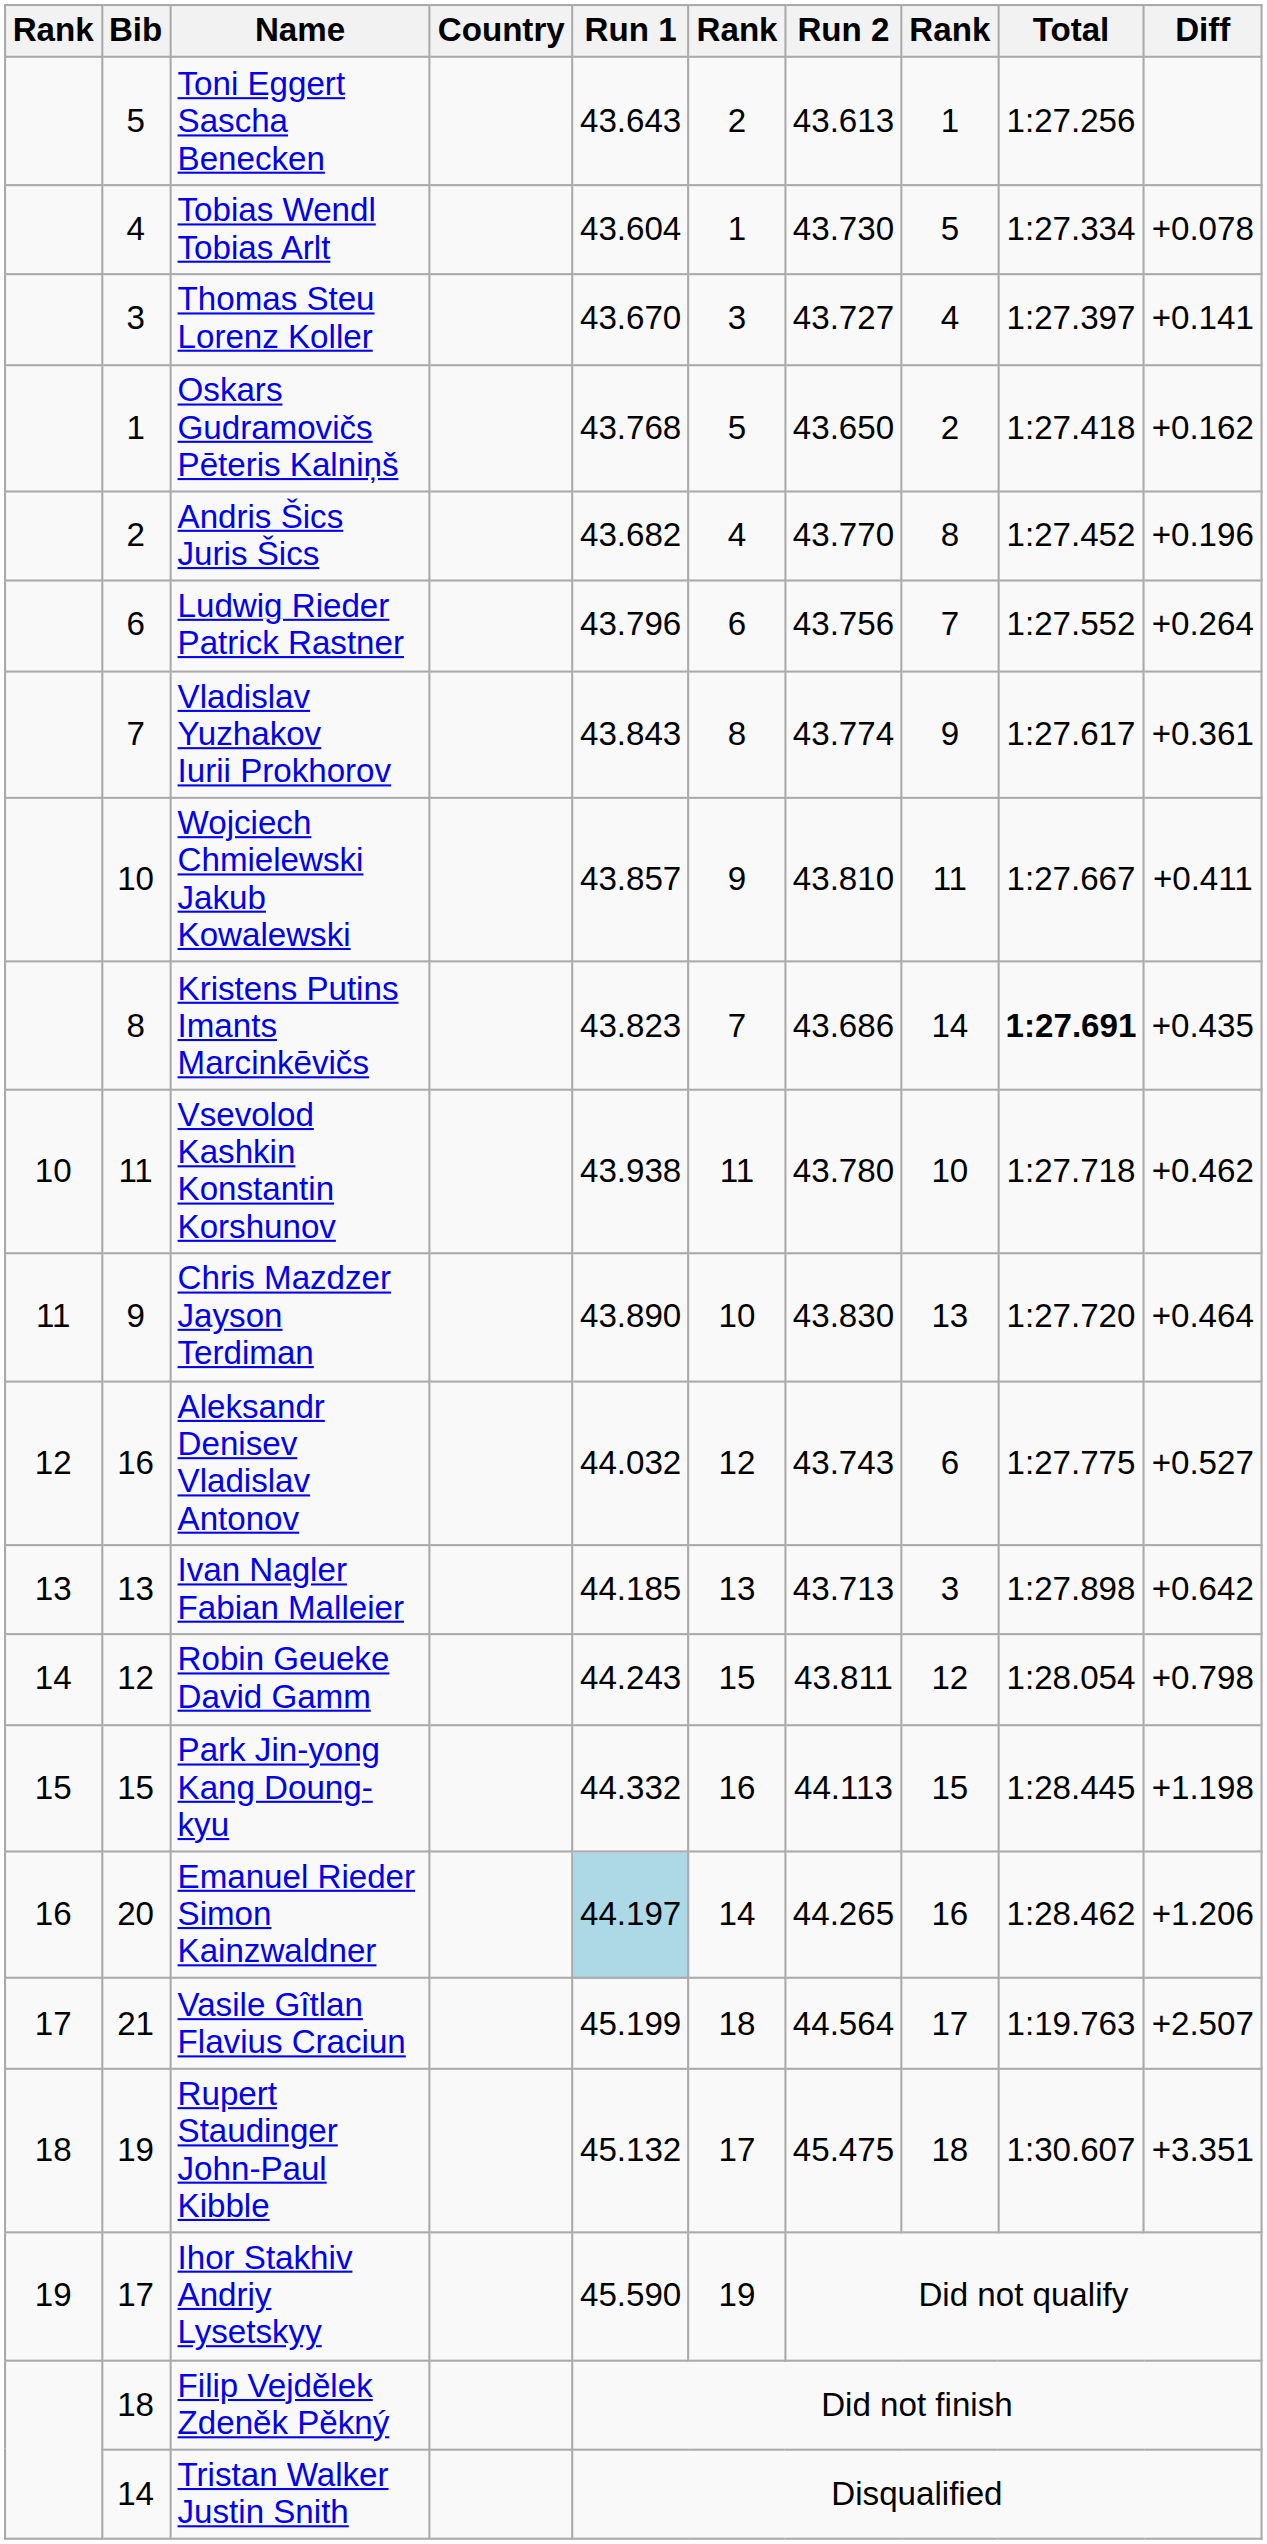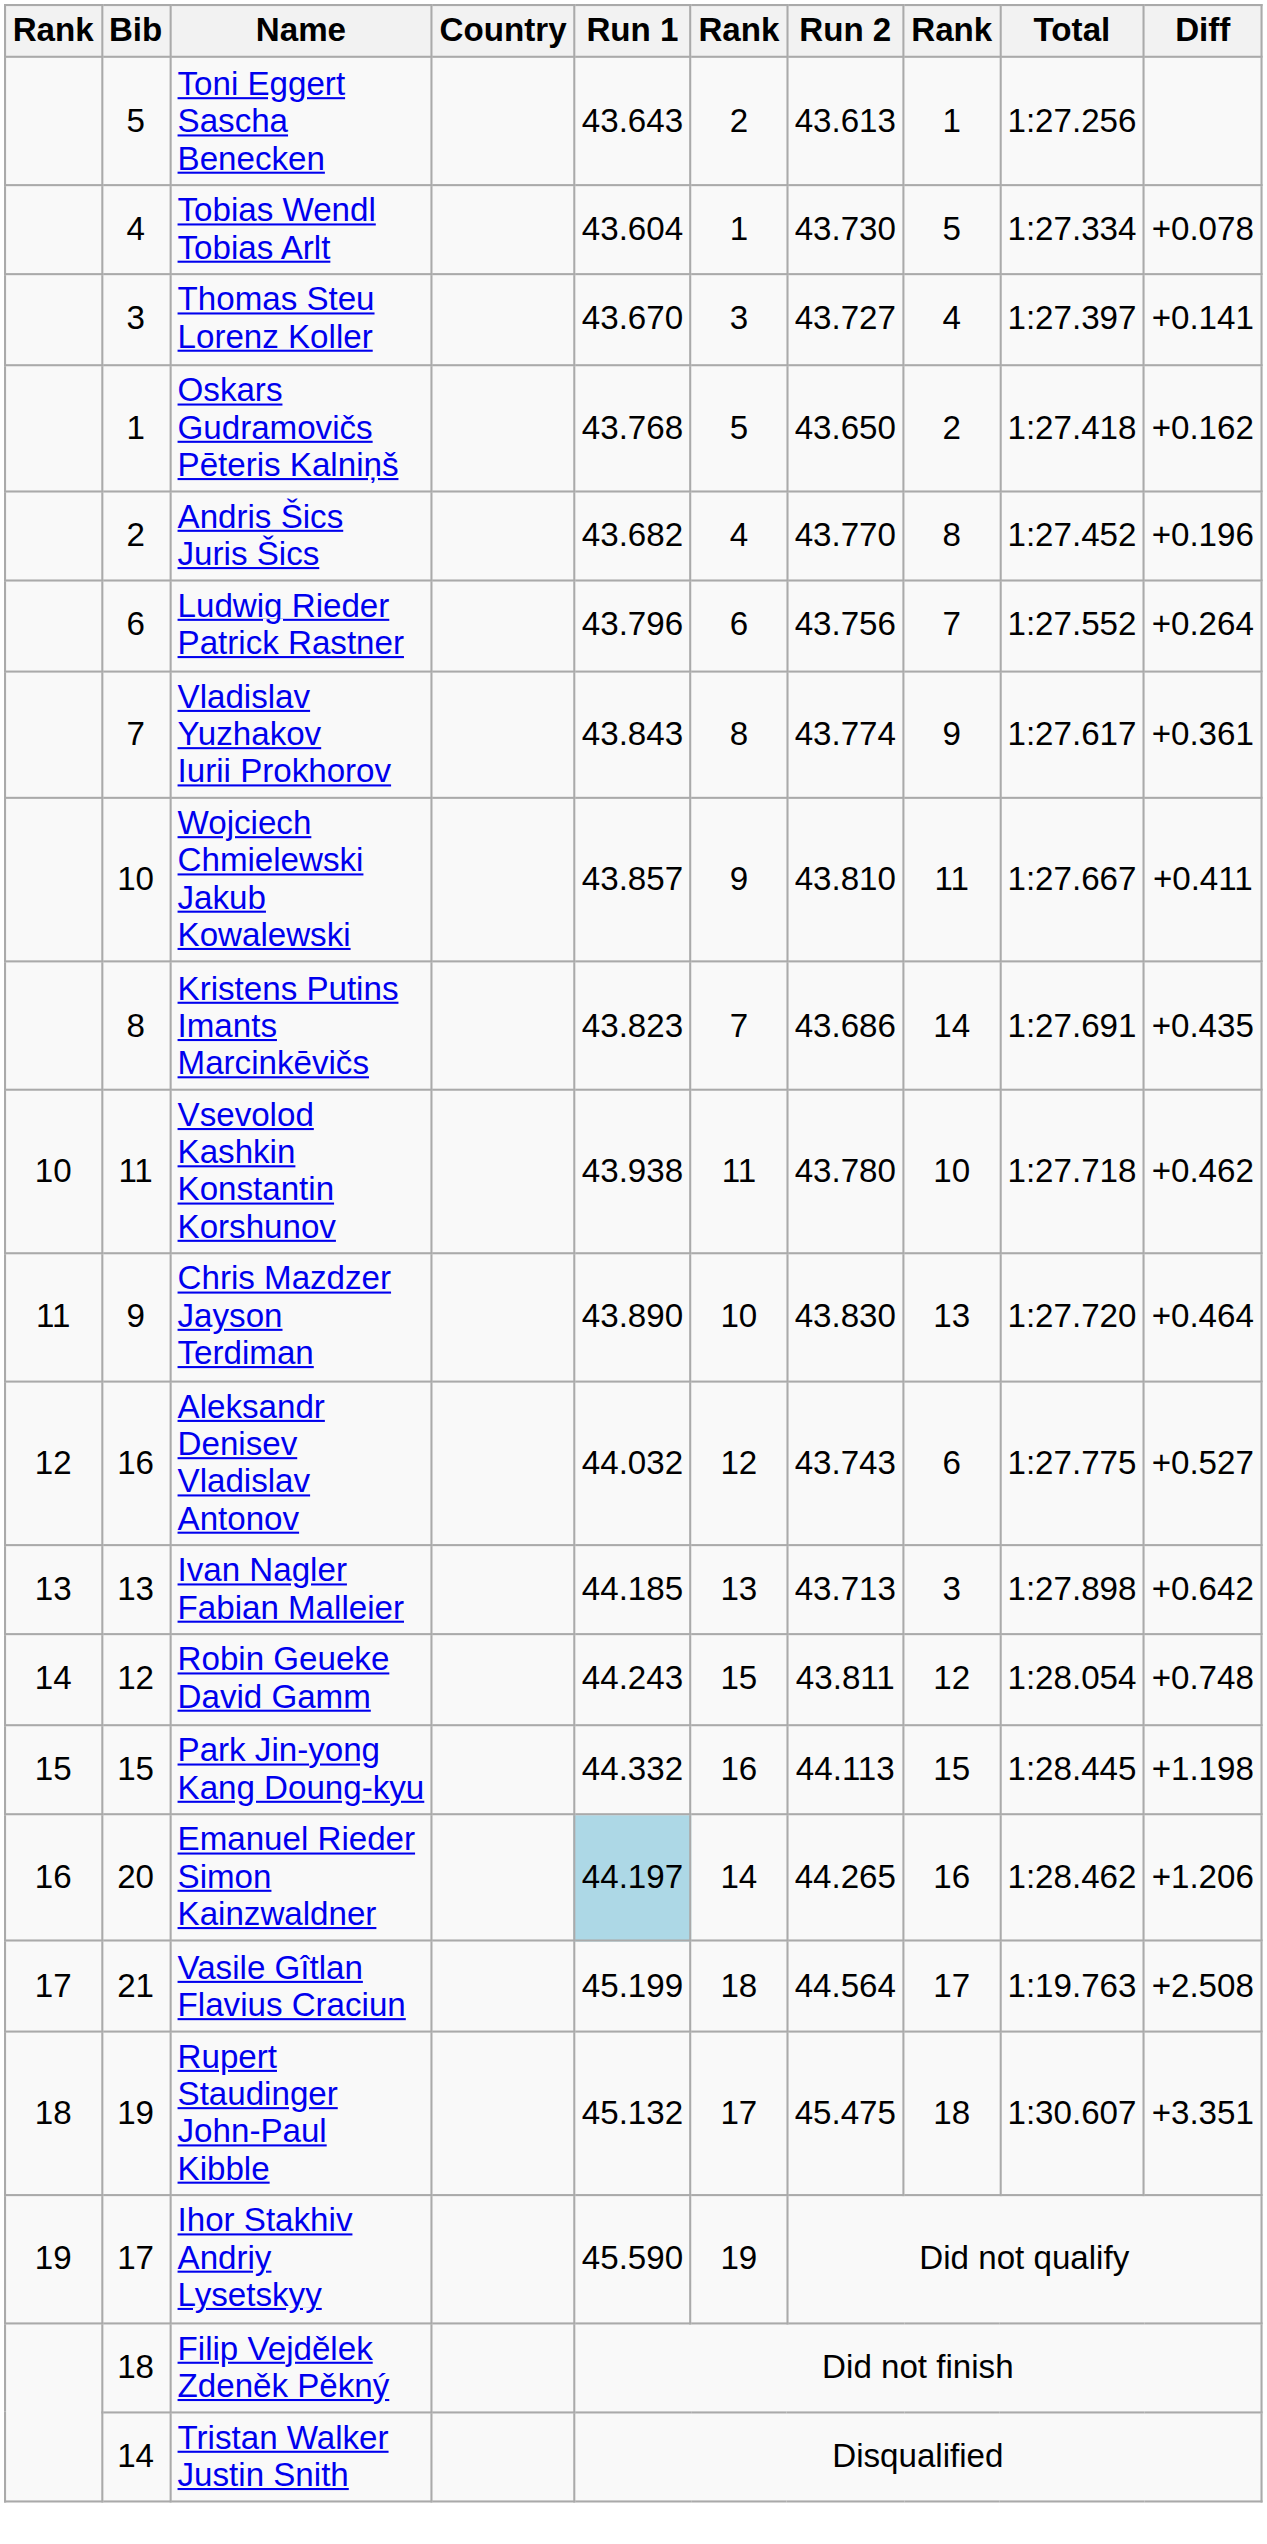(1071, 1025) bold -> (1072, 1025) normal
(1203, 1679) +0.798 -> (1203, 1679) +0.748
(1203, 2022) +2.507 -> (1203, 1985) +2.508
